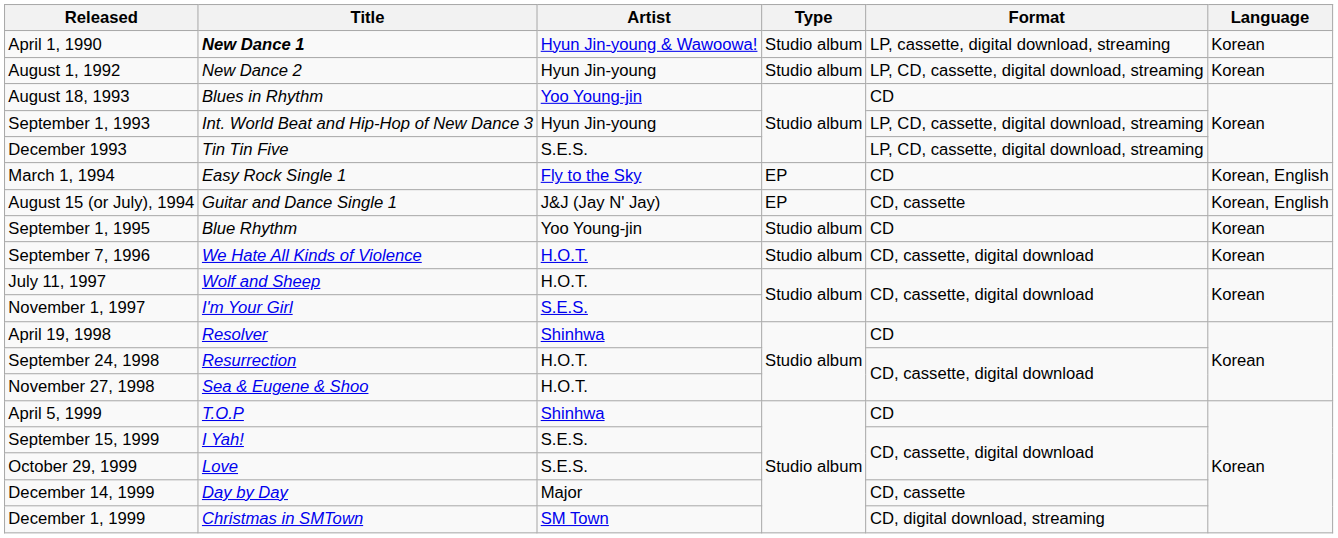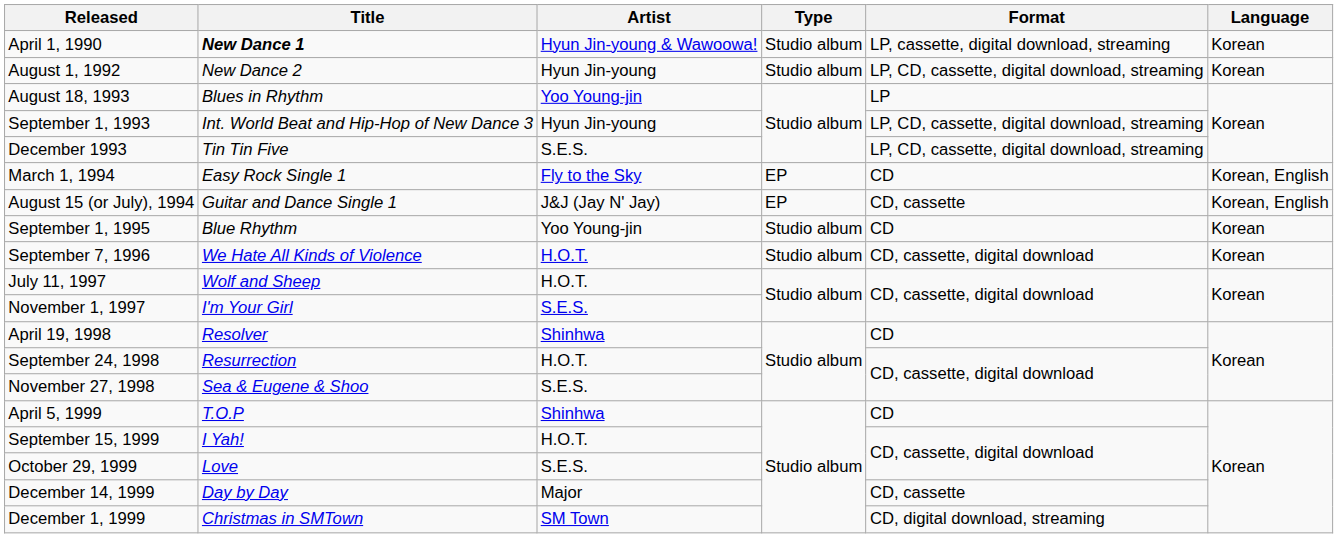(882, 96) CD -> (880, 96) LP
(564, 387) H.O.T. -> (564, 387) S.E.S.
(564, 439) S.E.S. -> (564, 439) H.O.T.
